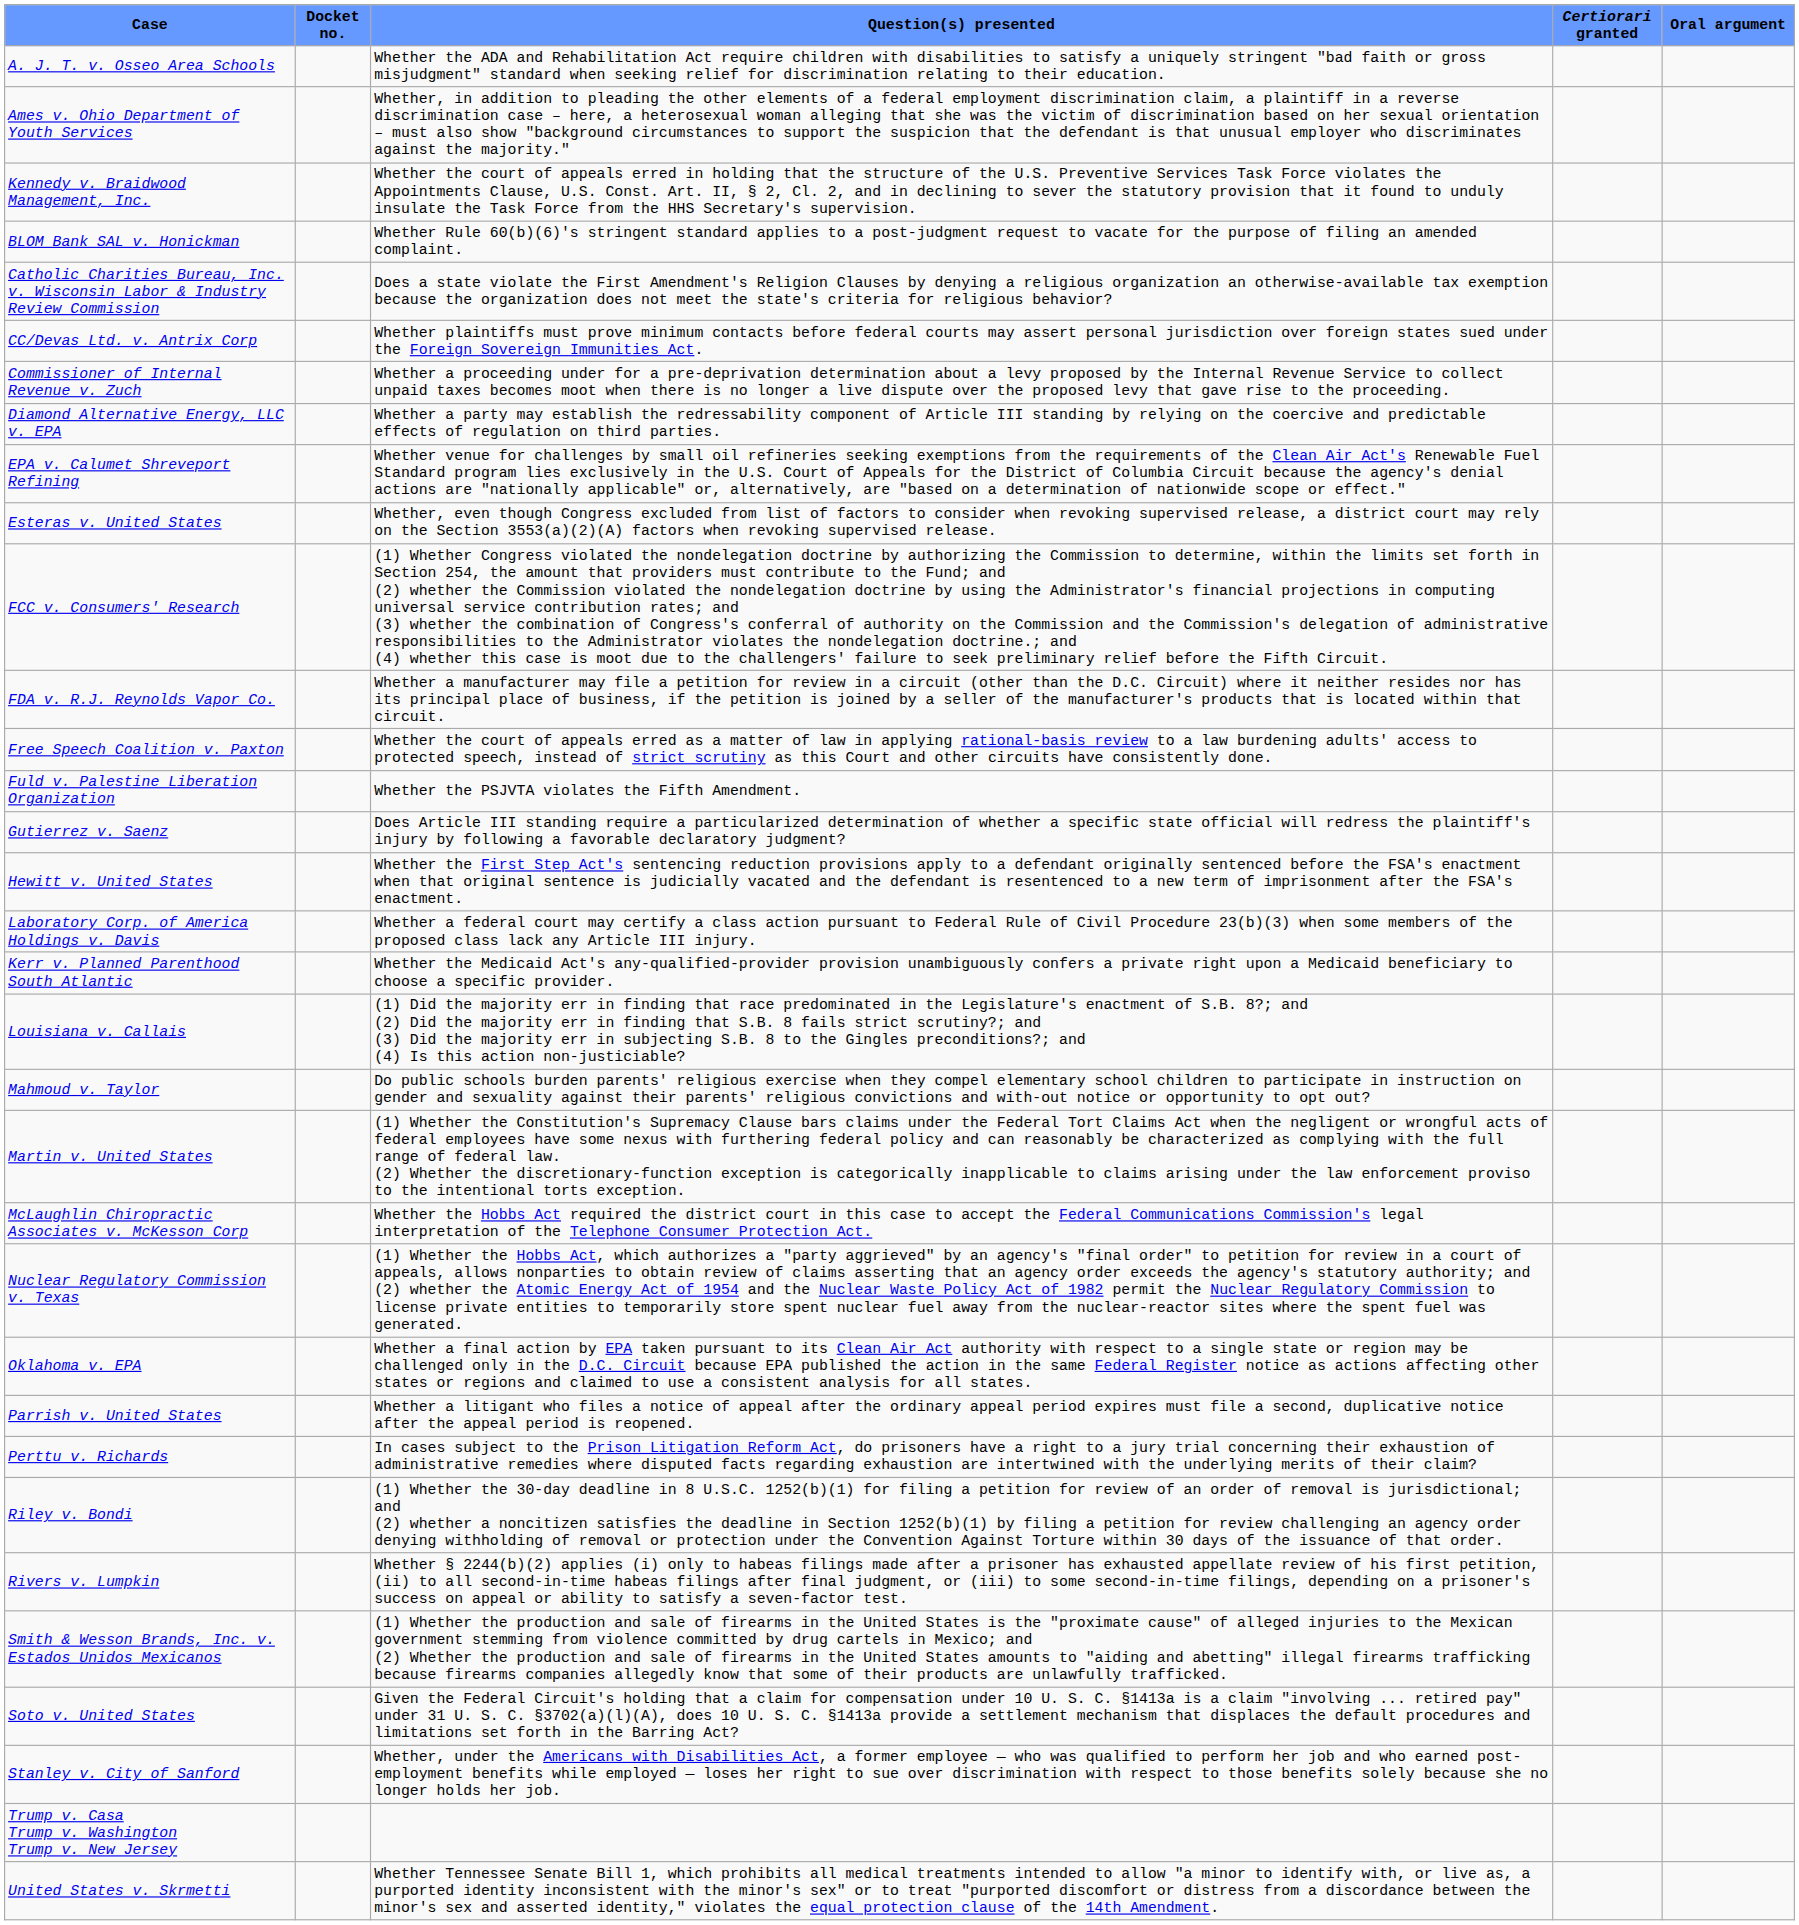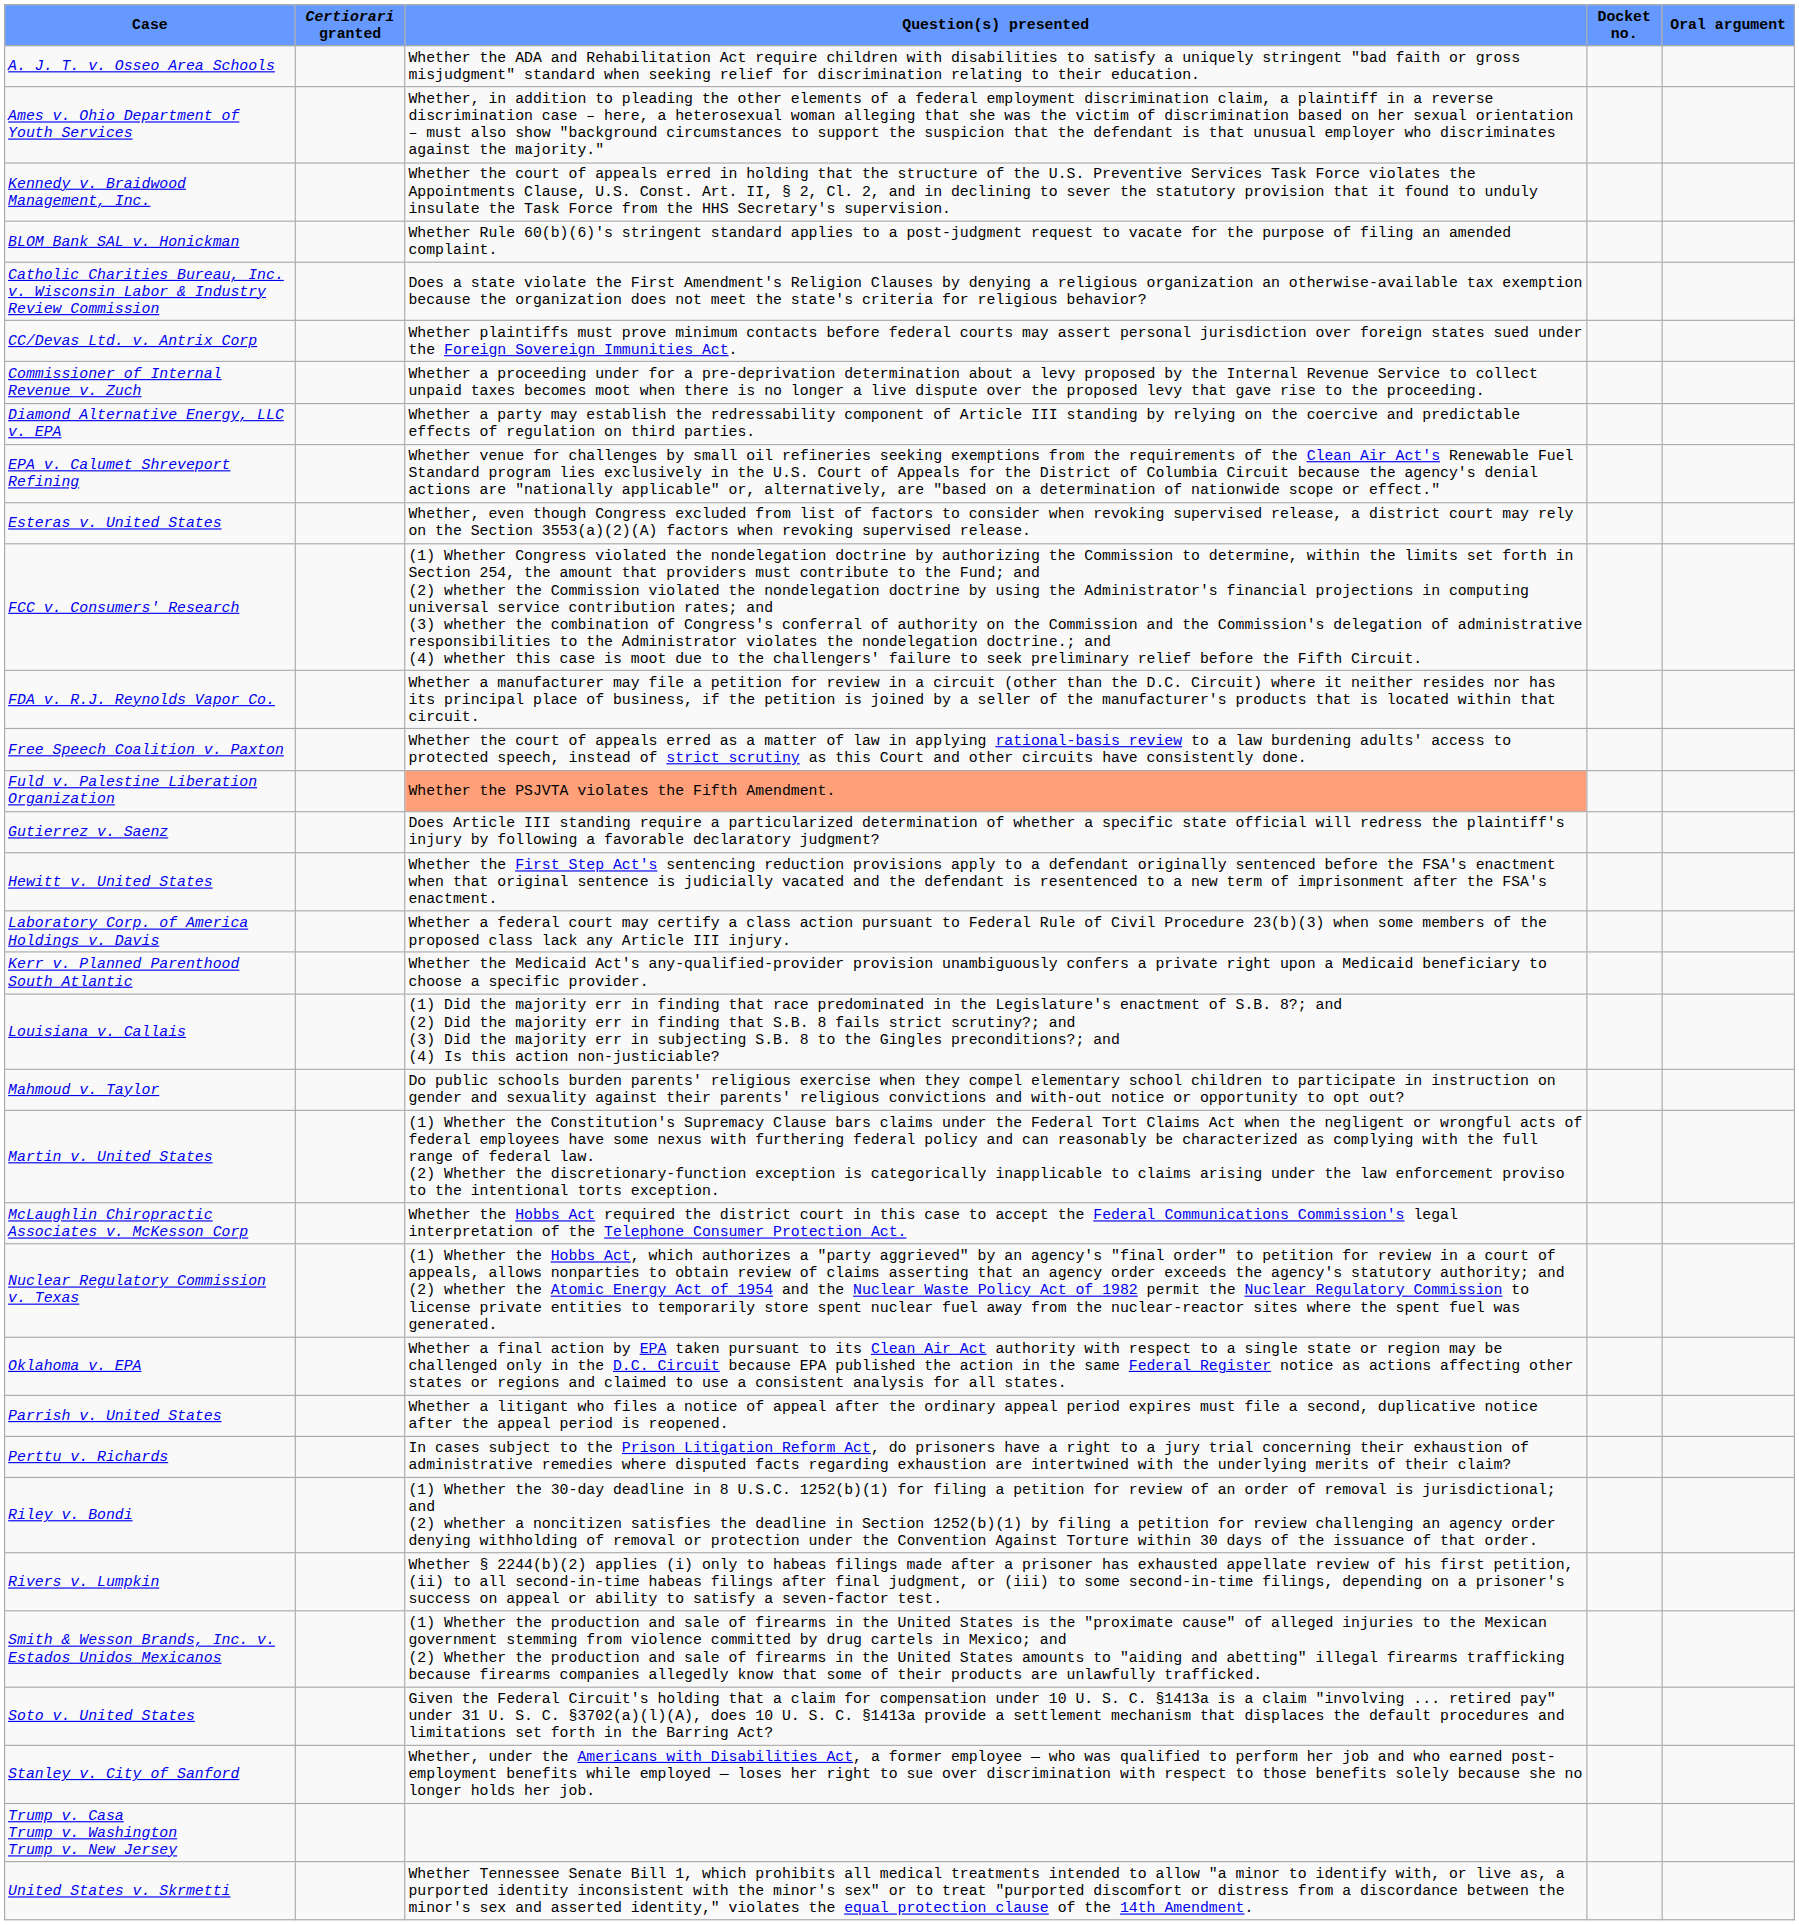columns swapped: (333, 25) <-> (1607, 25)
(588, 791) no background -> (622, 791) lightsalmon background
